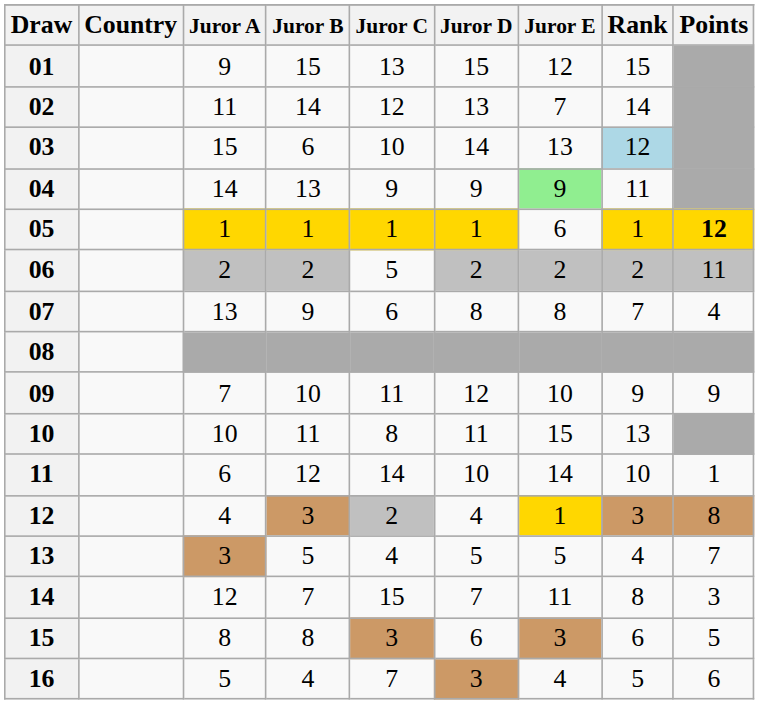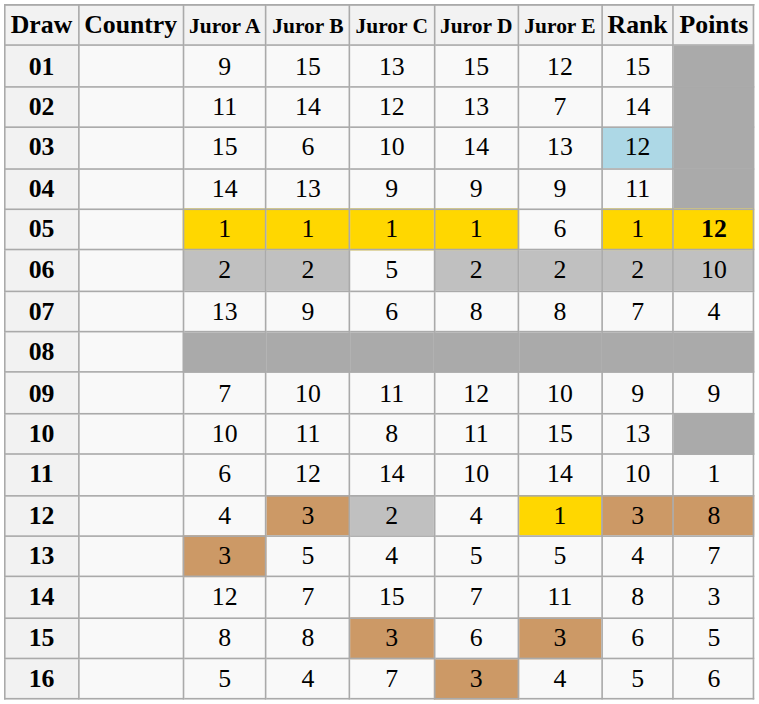(560, 188) lightgreen background -> (560, 188) no background
(714, 270) 11 -> (714, 270) 10
